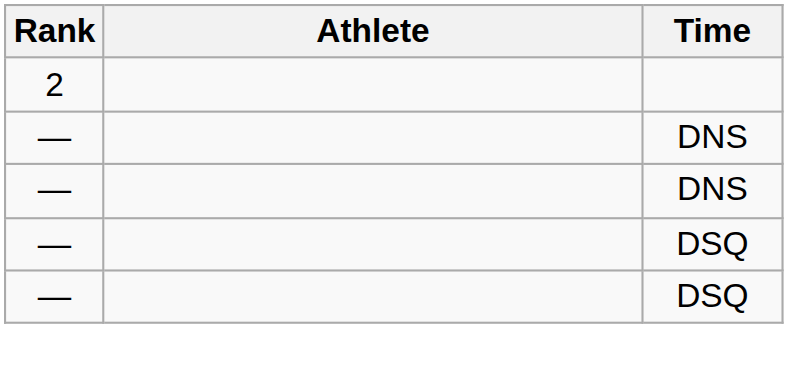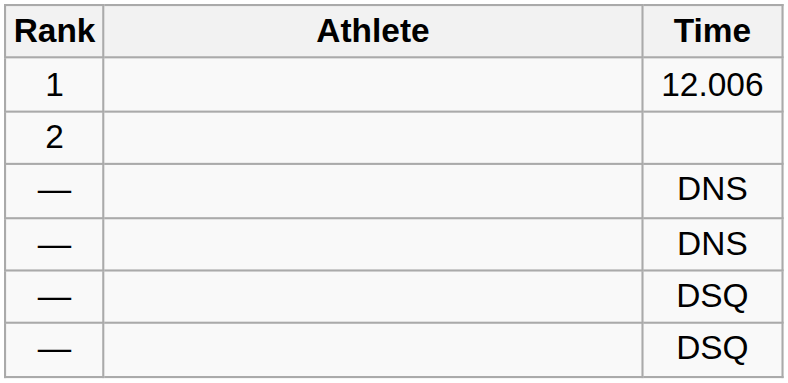+ row: (55, 84)
